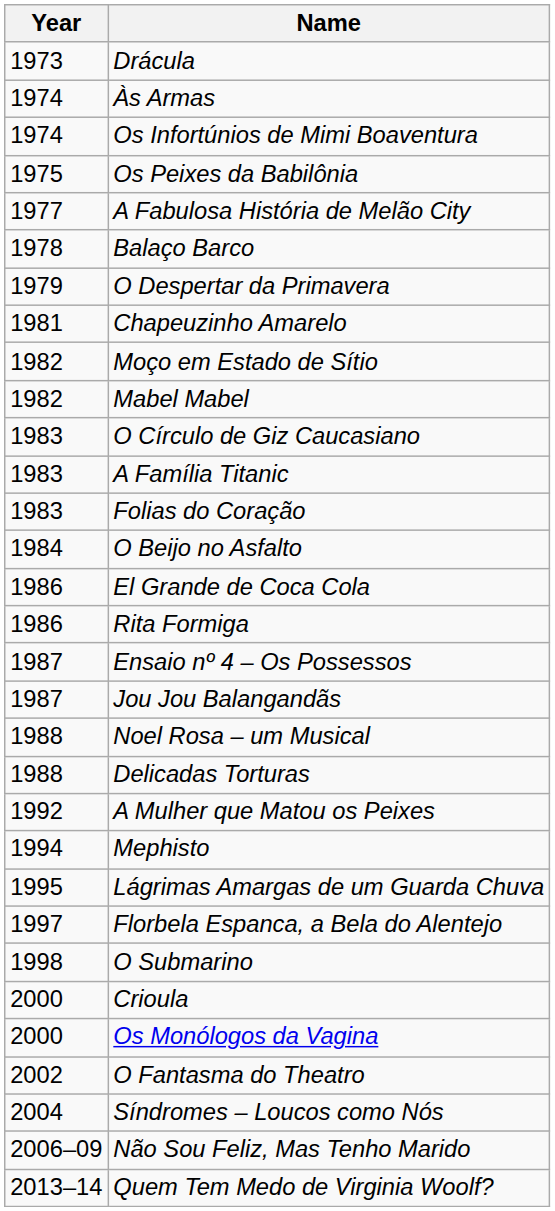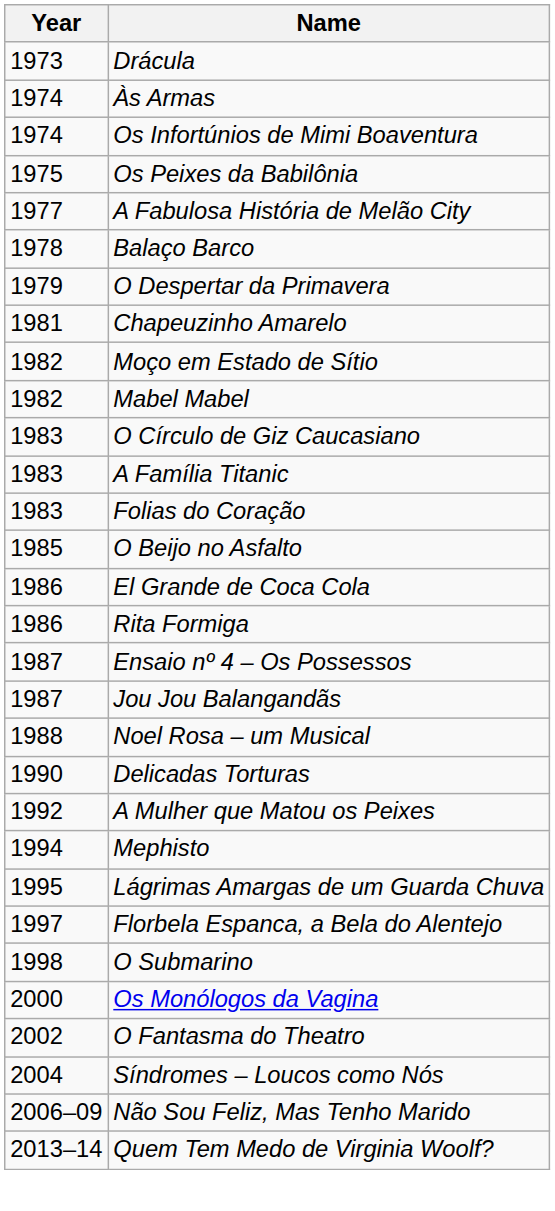(37, 549) 1984 -> (37, 549) 1985
(37, 774) 1988 -> (37, 774) 1990
- row: (151, 999)
